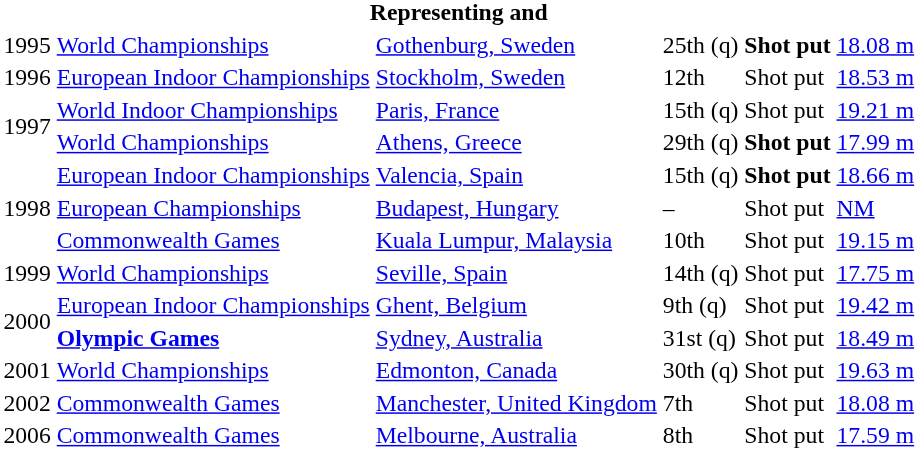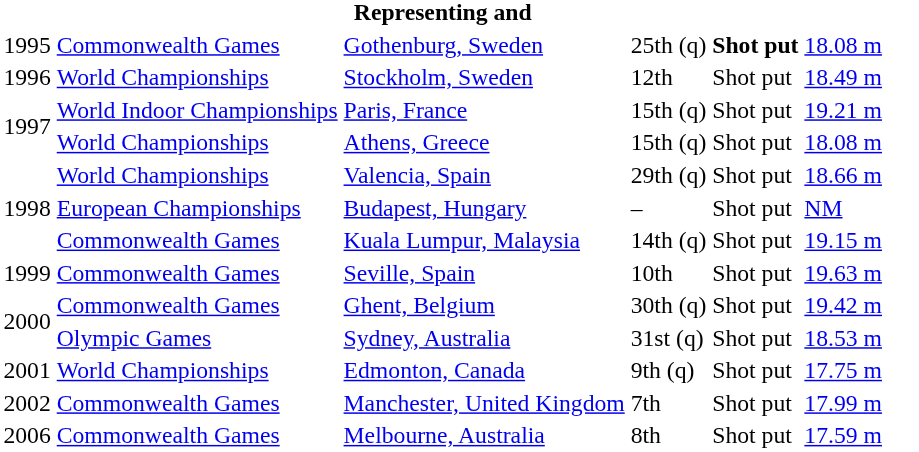(163, 45) World Championships -> (168, 45) Commonwealth Games
(213, 77) European Indoor Championships -> (163, 77) World Championships
(875, 77) 18.53 m -> (843, 77) 18.49 m
(701, 142) 29th (q) -> (668, 142) 15th (q)
(787, 142) bold -> (752, 142) normal
(875, 142) 17.99 m -> (843, 142) 18.08 m
(213, 175) European Indoor Championships -> (163, 175) World Championships
(701, 175) 15th (q) -> (668, 175) 29th (q)
(787, 175) bold -> (752, 175) normal
(684, 240) 10th -> (668, 240) 14th (q)
(163, 273) World Championships -> (168, 273) Commonwealth Games
(701, 273) 14th (q) -> (652, 273) 10th
(875, 273) 17.75 m -> (843, 273) 19.63 m
(213, 305) European Indoor Championships -> (168, 305) Commonwealth Games
(695, 305) 9th (q) -> (668, 305) 30th (q)
(138, 338) bold -> (134, 338) normal
(875, 338) 18.49 m -> (843, 338) 18.53 m
(701, 370) 30th (q) -> (663, 370) 9th (q)
(875, 370) 19.63 m -> (843, 370) 17.75 m
(875, 403) 18.08 m -> (843, 403) 17.99 m
